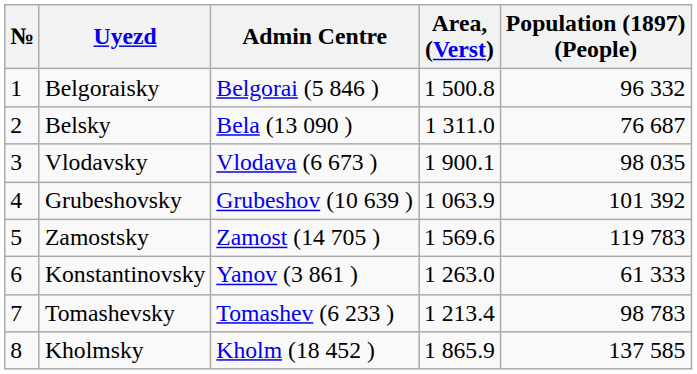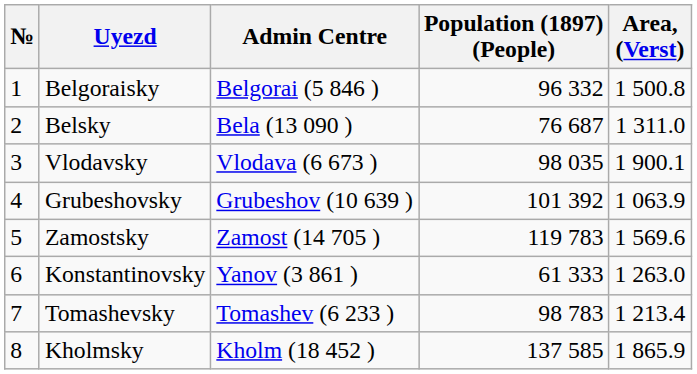columns swapped: (459, 36) <-> (596, 36)
